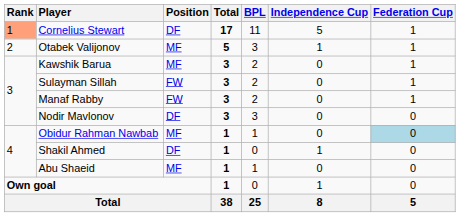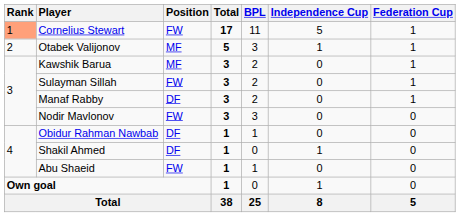(173, 30) DF -> (174, 30) FW
(174, 99) FW -> (173, 99) DF
(173, 116) DF -> (174, 116) FW
(174, 133) MF -> (173, 133) DF
(413, 133) lightblue background -> (413, 133) no background
(174, 168) MF -> (174, 168) FW
